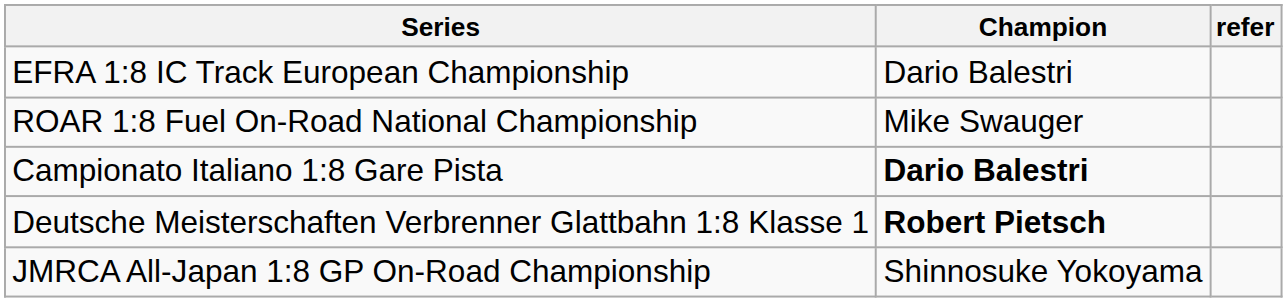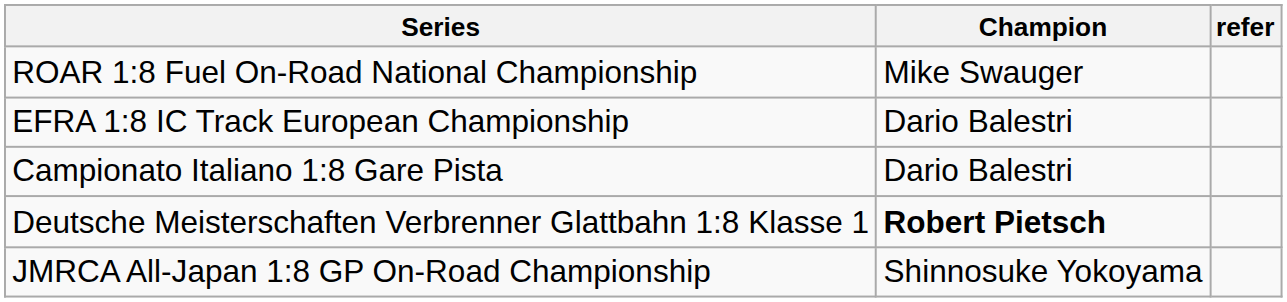rows swapped: (321, 71) <-> (355, 121)
(986, 171) bold -> (978, 171) normal
